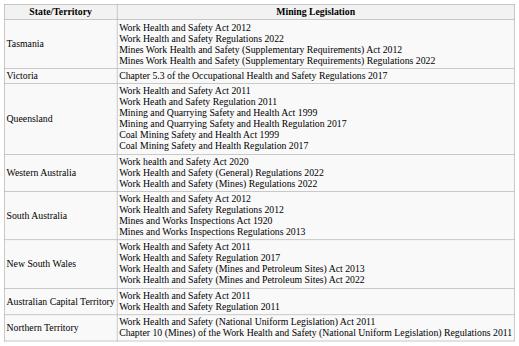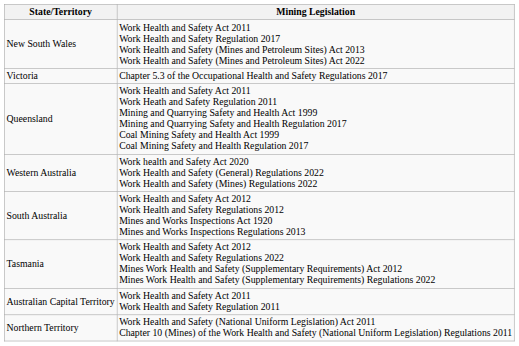rows swapped: (41, 264) <-> (25, 44)
